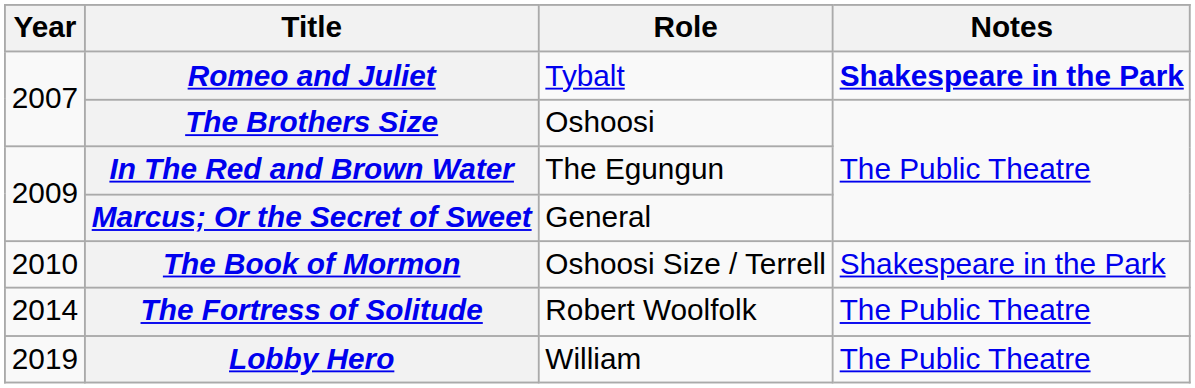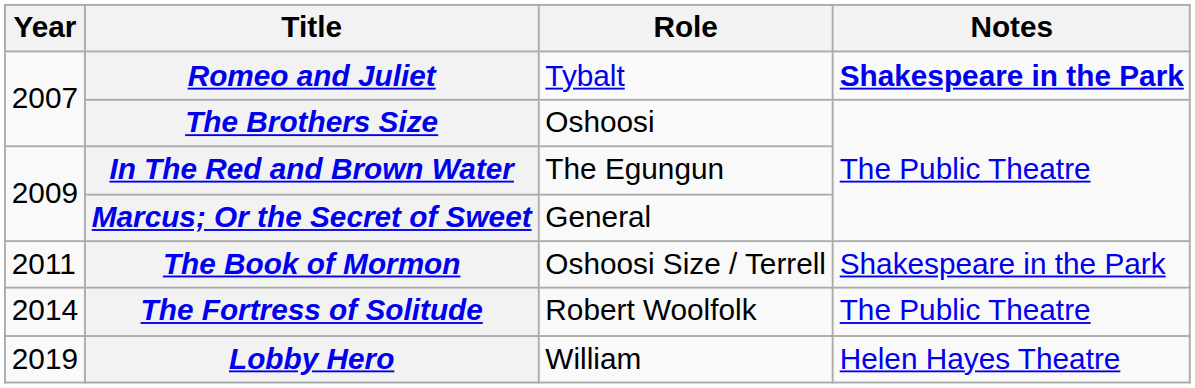(45, 264) 2010 -> (44, 264) 2011
(965, 358) The Public Theatre -> (980, 358) Helen Hayes Theatre
